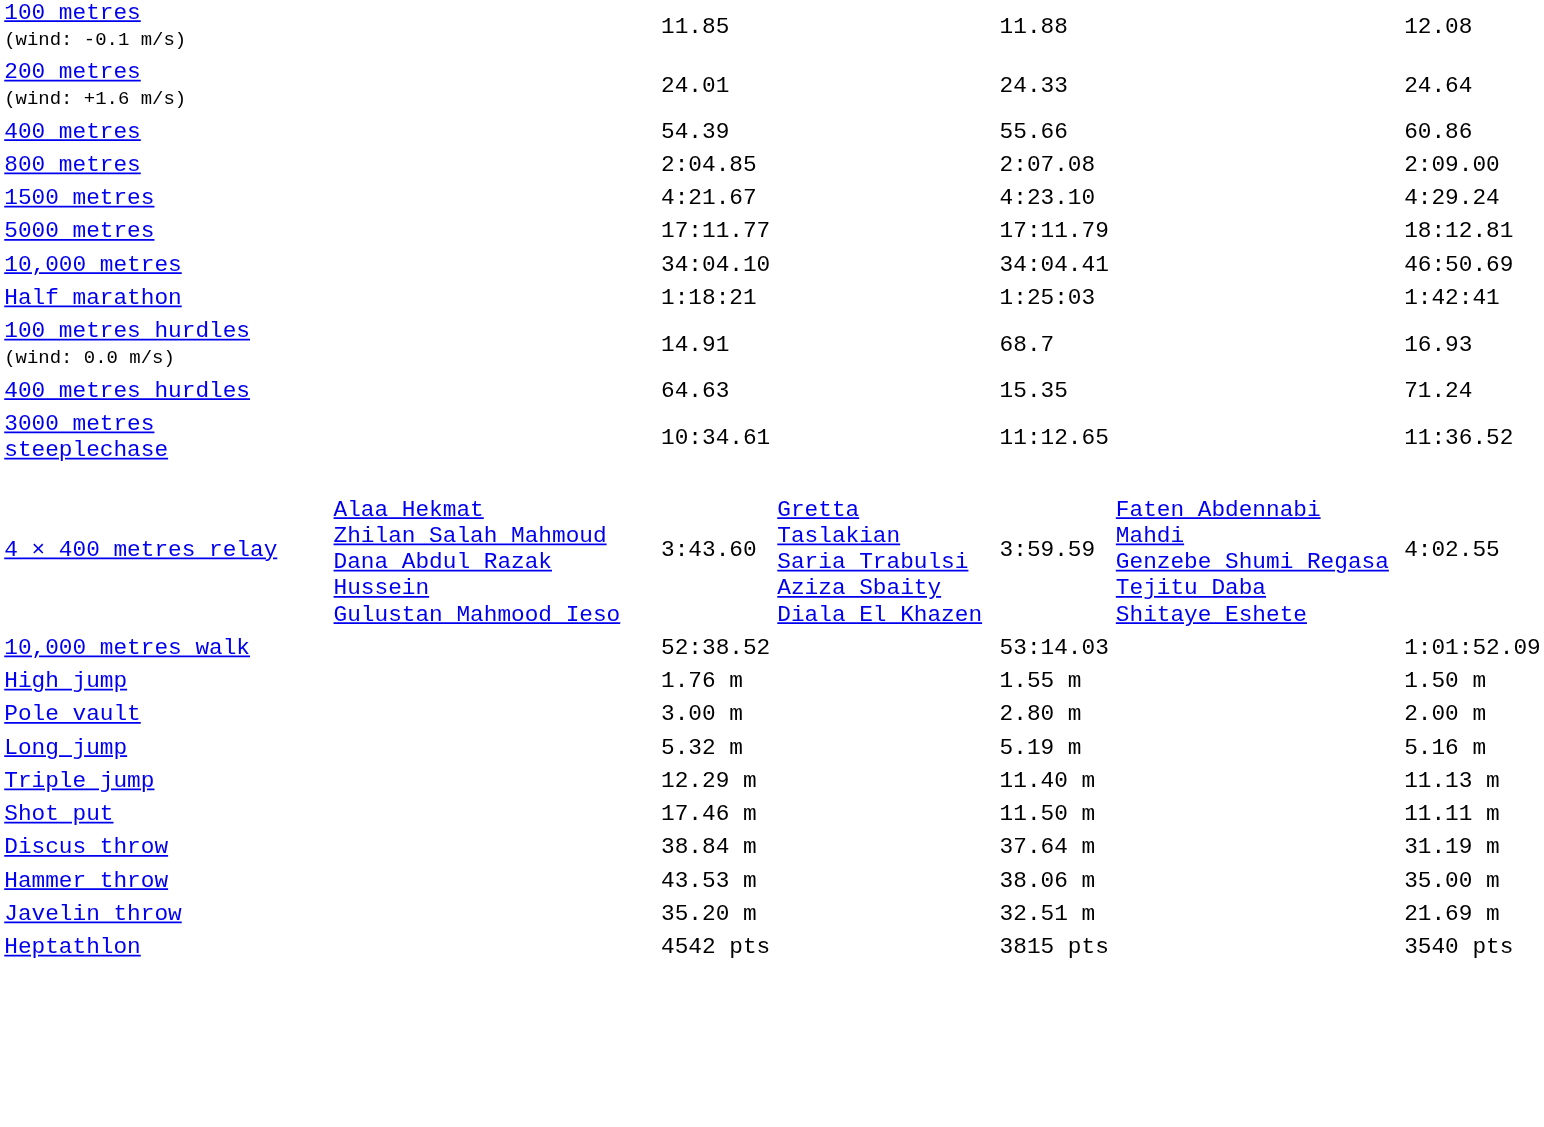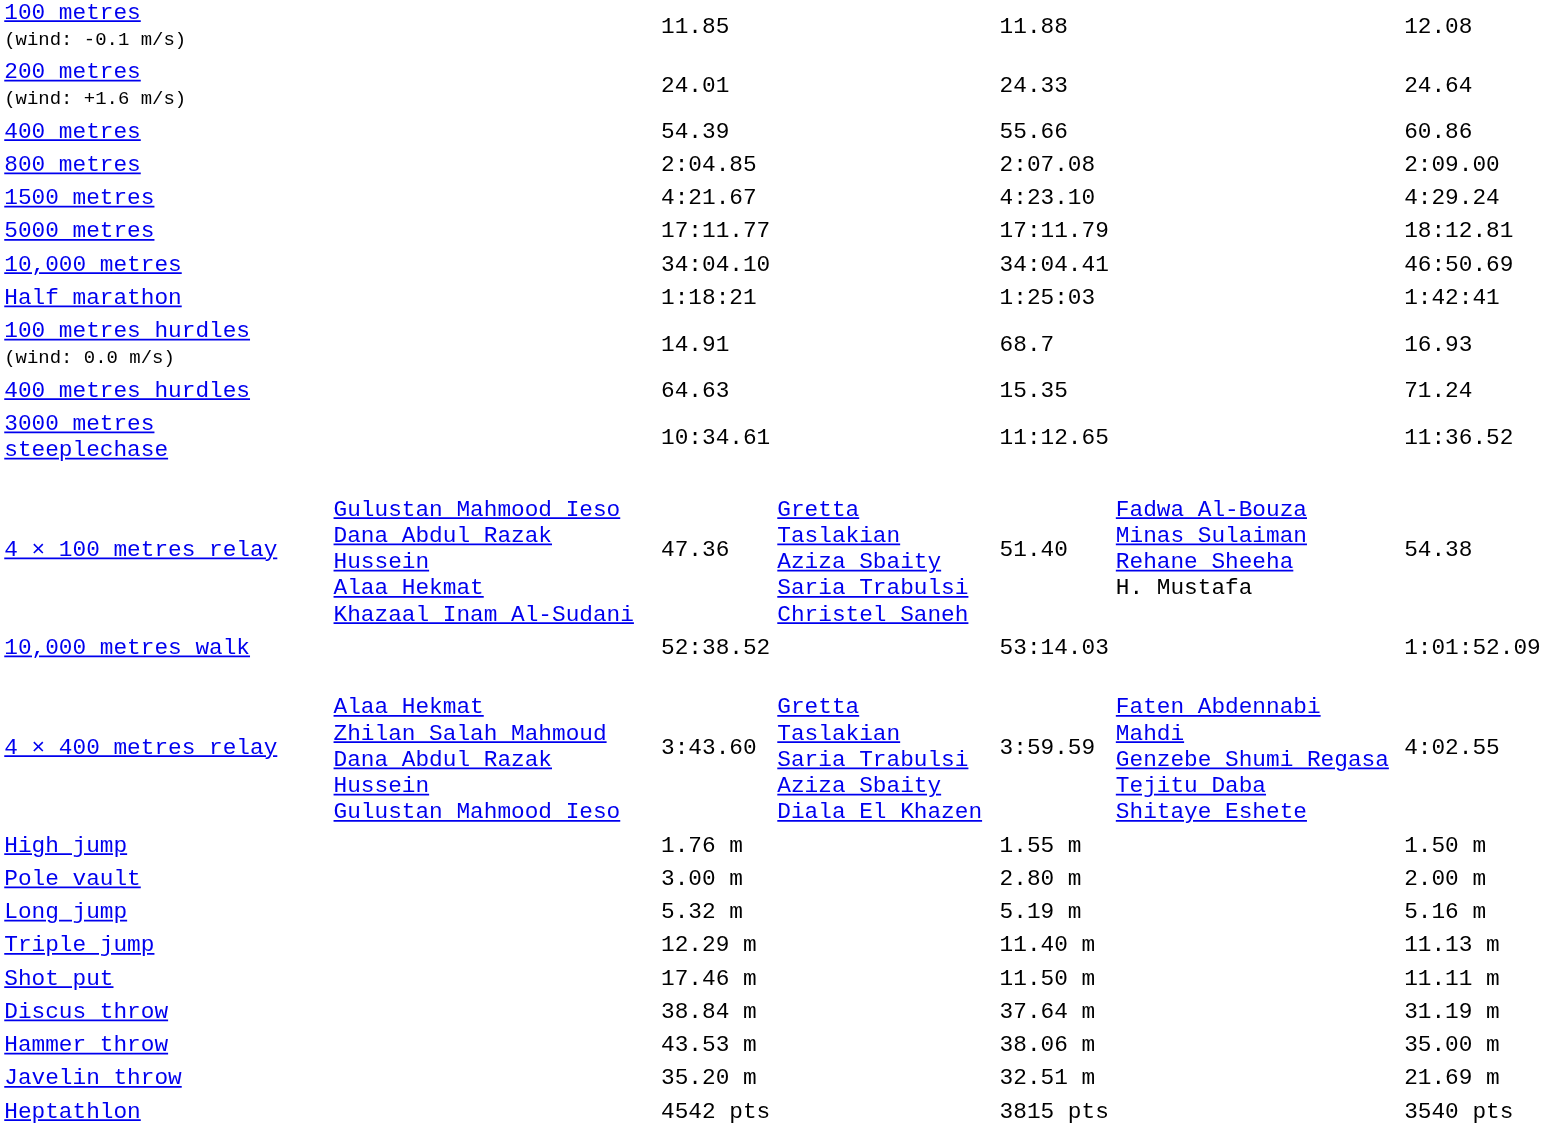+ row: (141, 549)
rows swapped: (141, 549) <-> (127, 648)
